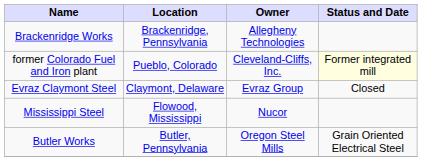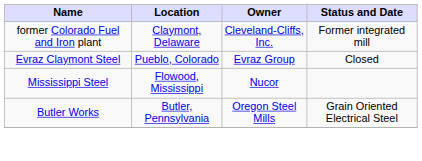- row: (64, 36)
(175, 65) Pueblo, Colorado -> (177, 36) Claymont, Delaware
(368, 65) lightyellow background -> (362, 36) no background
(175, 89) Claymont, Delaware -> (177, 59) Pueblo, Colorado
